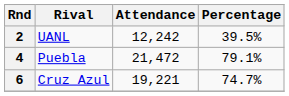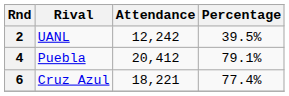(156, 59) 21,472 -> (156, 59) 20,412
(156, 80) 19,221 -> (156, 80) 18,221
(241, 80) 74.7% -> (241, 80) 77.4%
